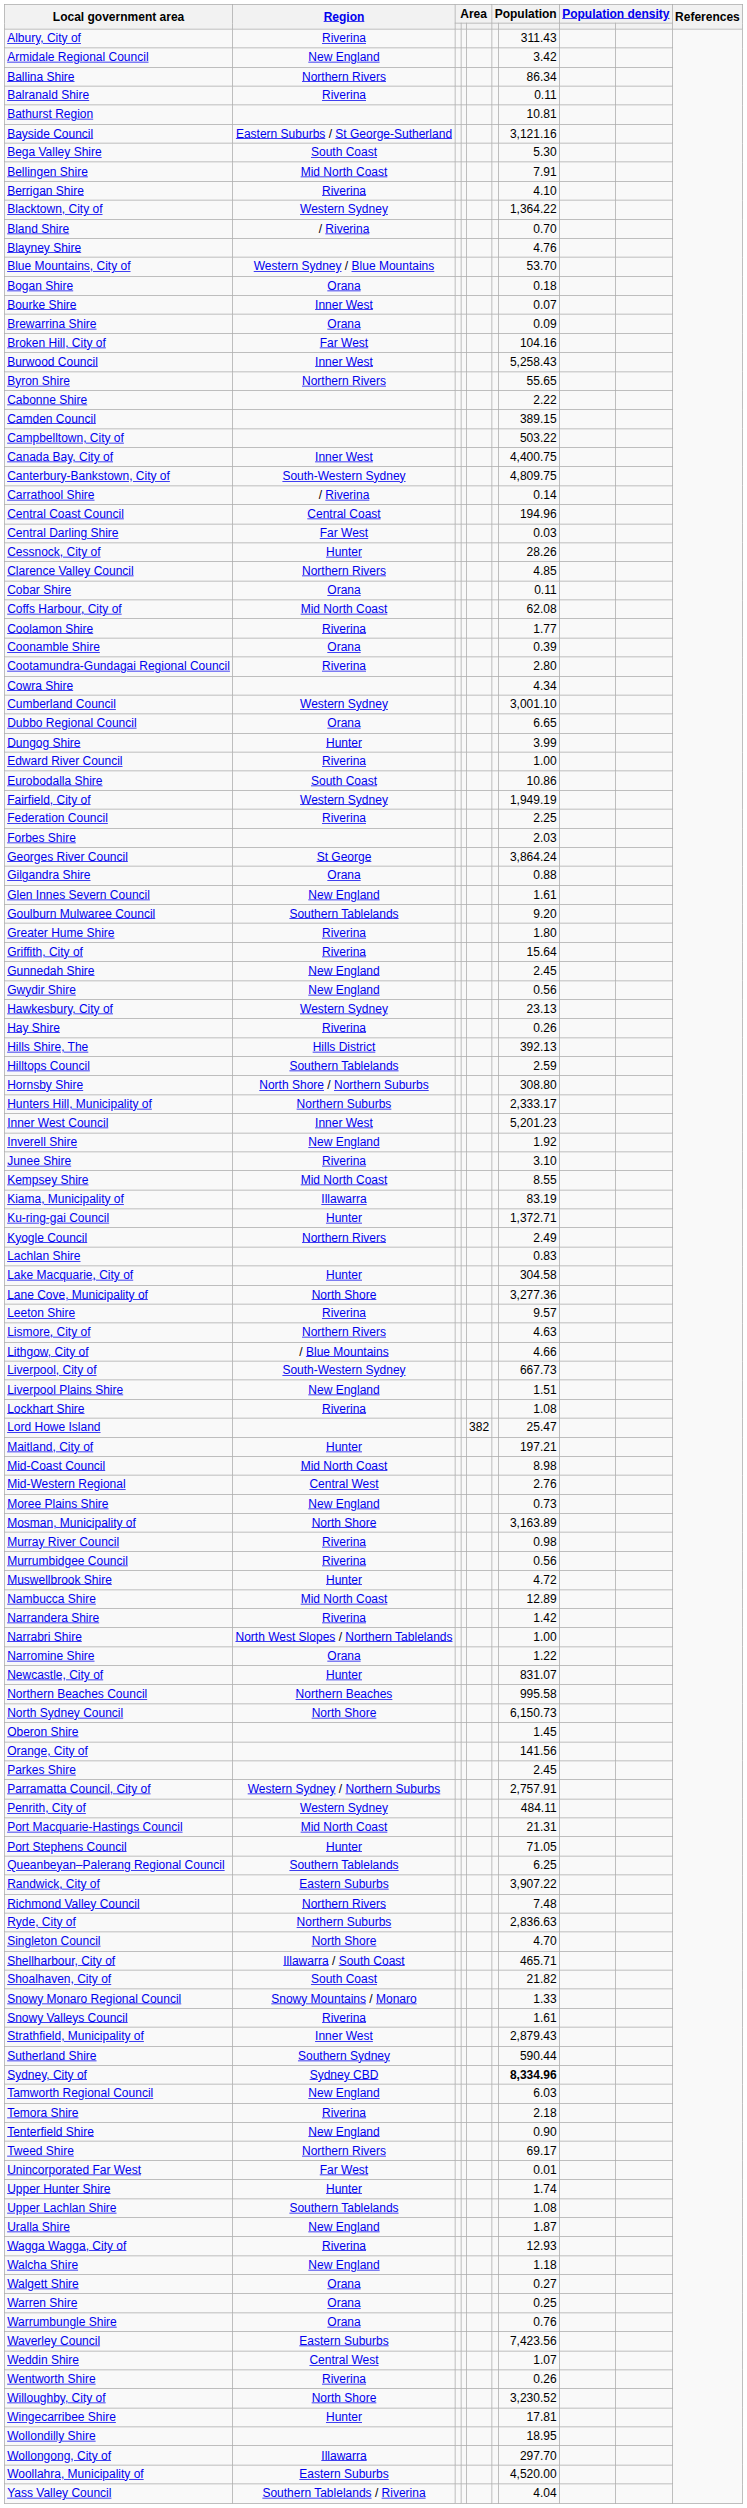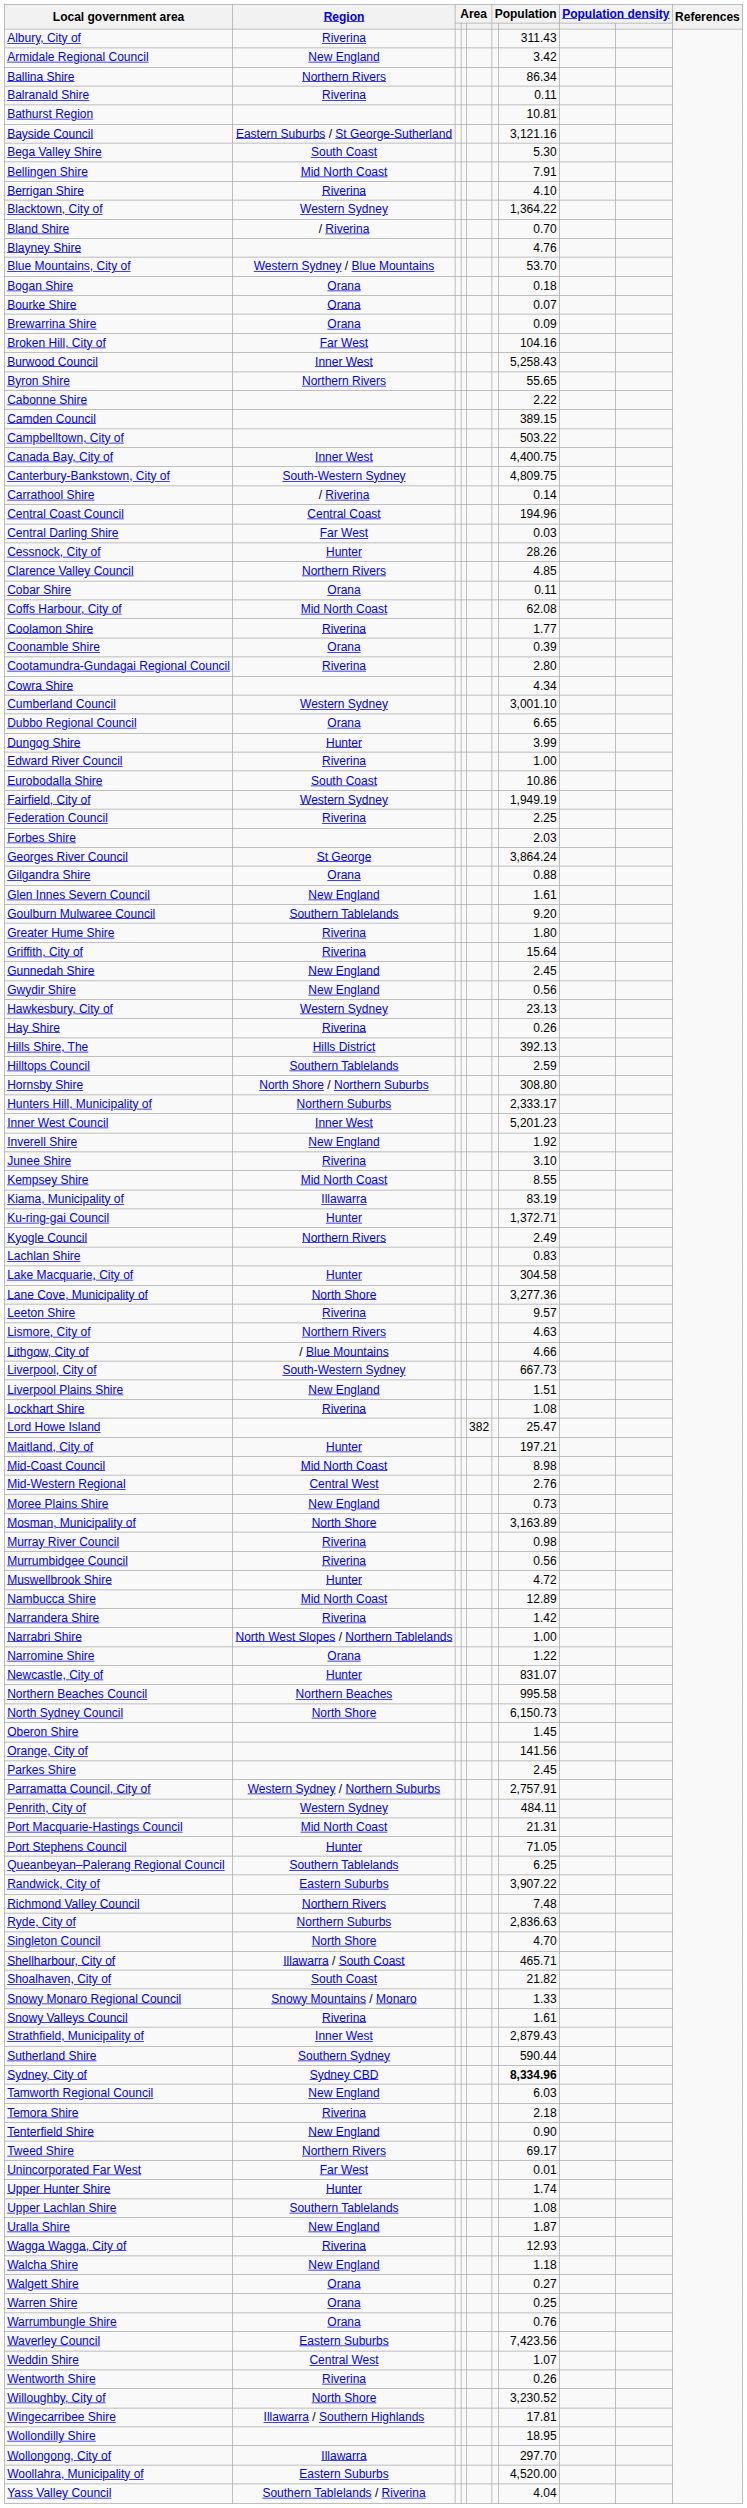(344, 305) Inner West -> (344, 305) Orana
(344, 2417) Hunter -> (344, 2417) Illawarra / Southern Highlands
